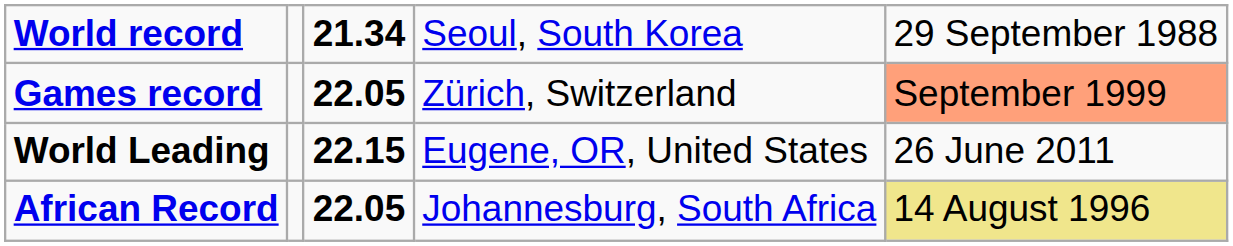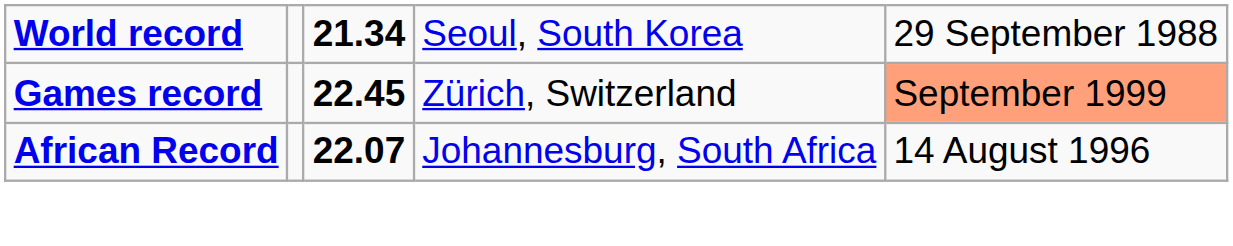(359, 92) 22.05 -> (359, 92) 22.45
- row: (142, 151)
(359, 209) 22.05 -> (359, 151) 22.07
(1022, 209) khaki background -> (1022, 151) no background
